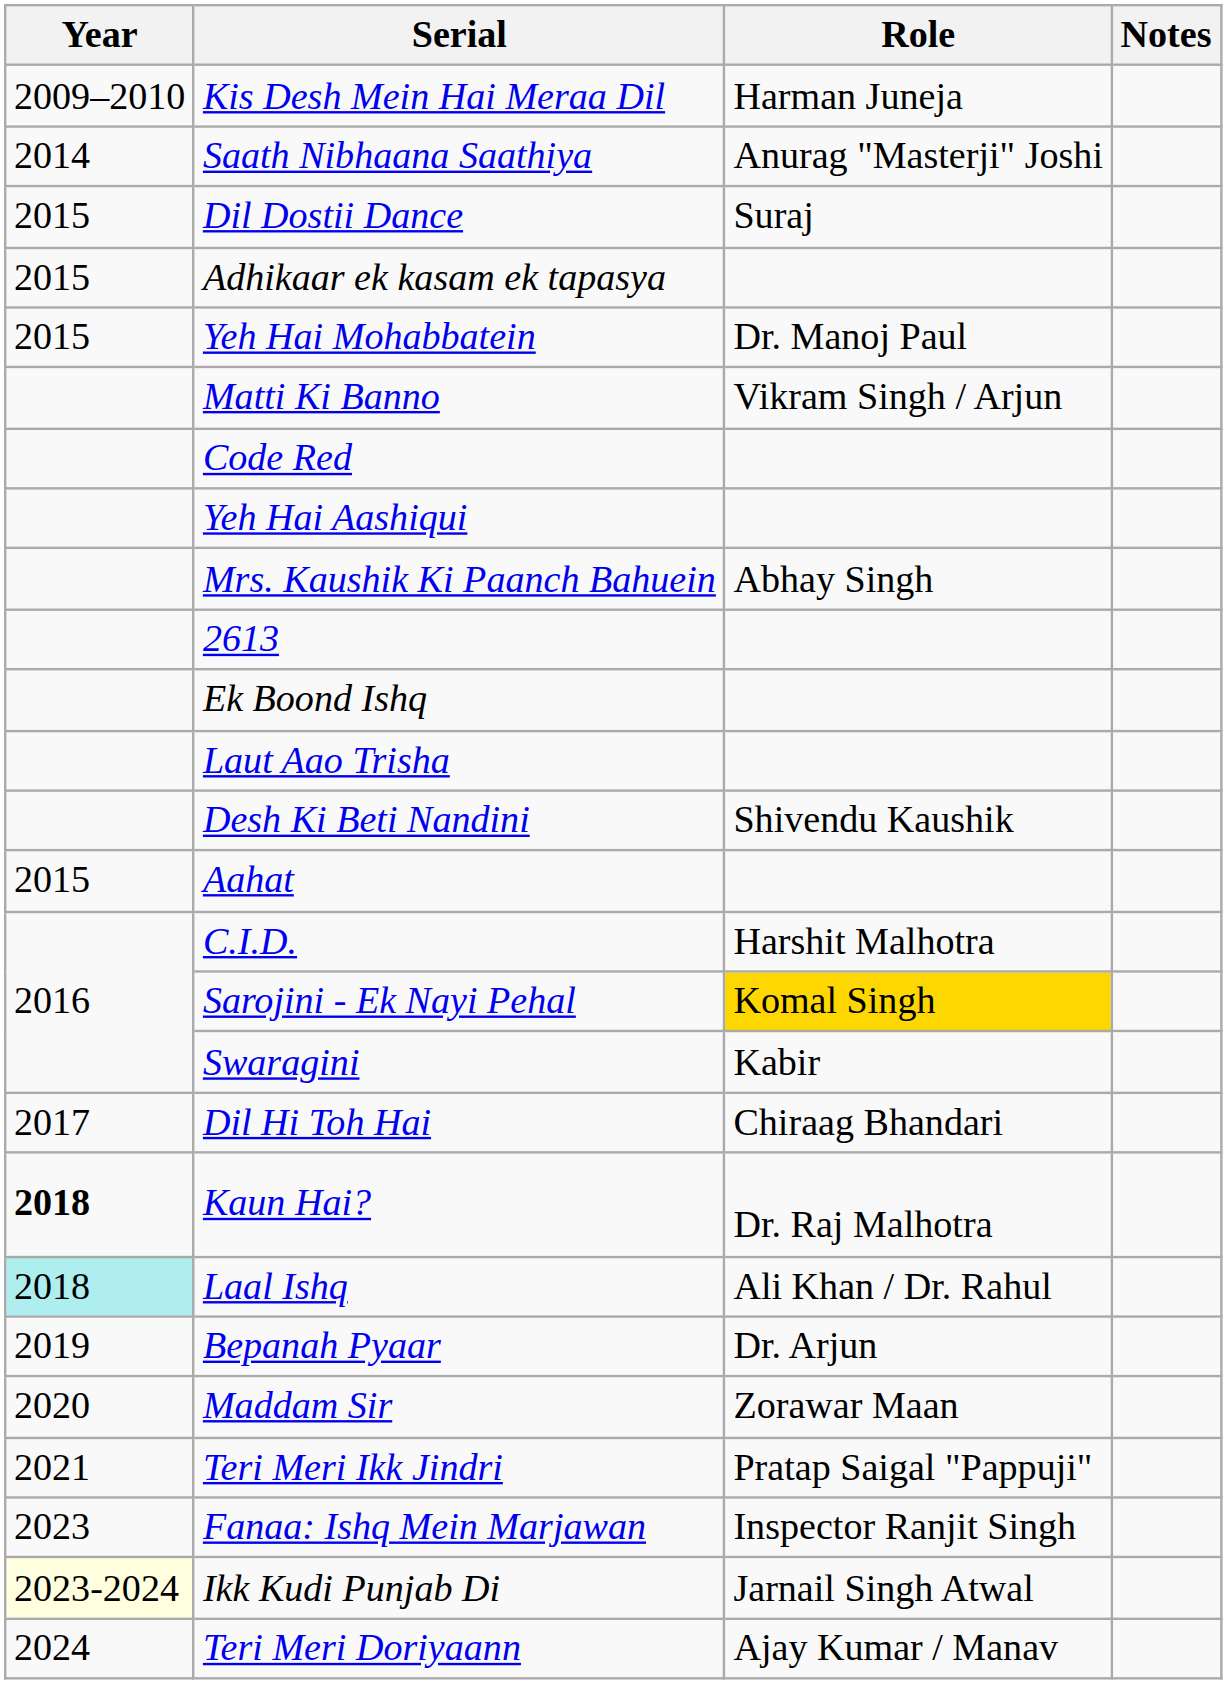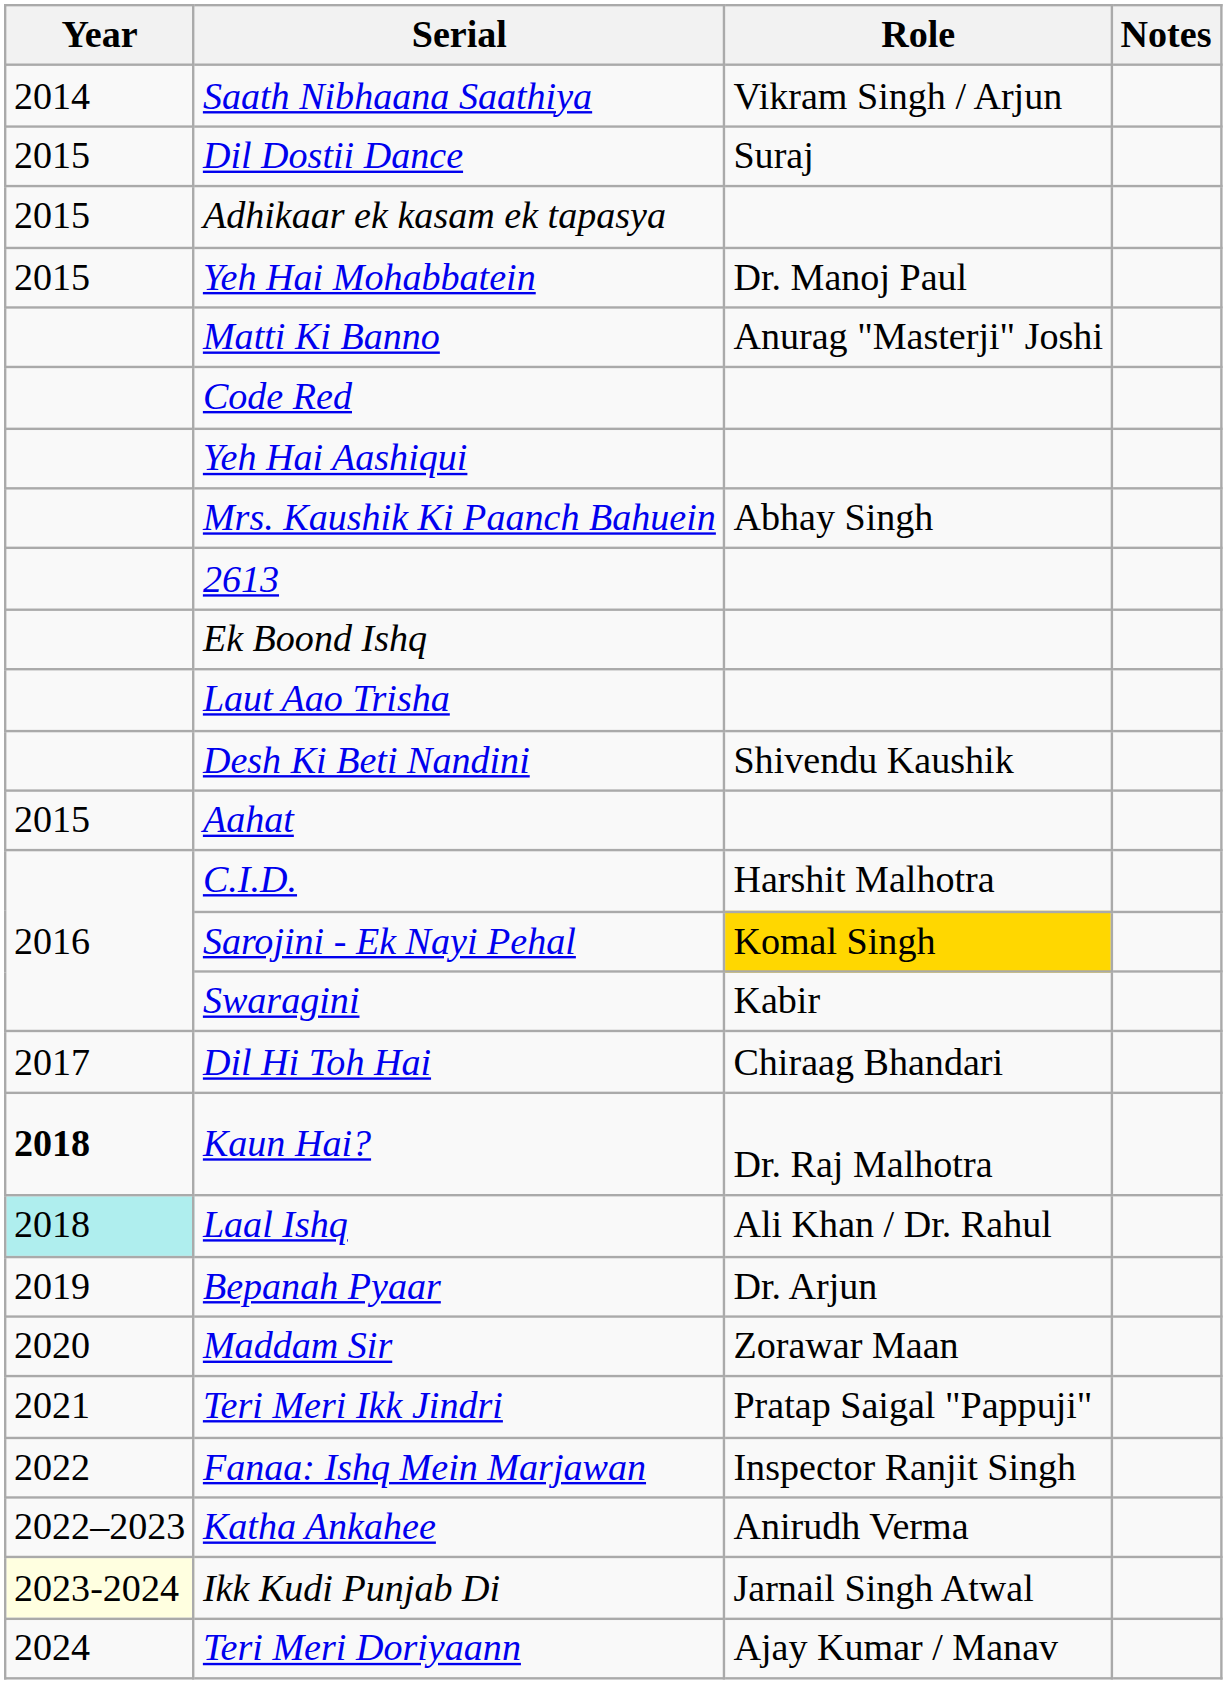- row: (434, 95)
(918, 155) Anurag "Masterji" Joshi -> (898, 95) Vikram Singh / Arjun
(898, 397) Vikram Singh / Arjun -> (918, 336) Anurag "Masterji" Joshi
(52, 1526) 2023 -> (52, 1466) 2022
+ row: (319, 1526)
